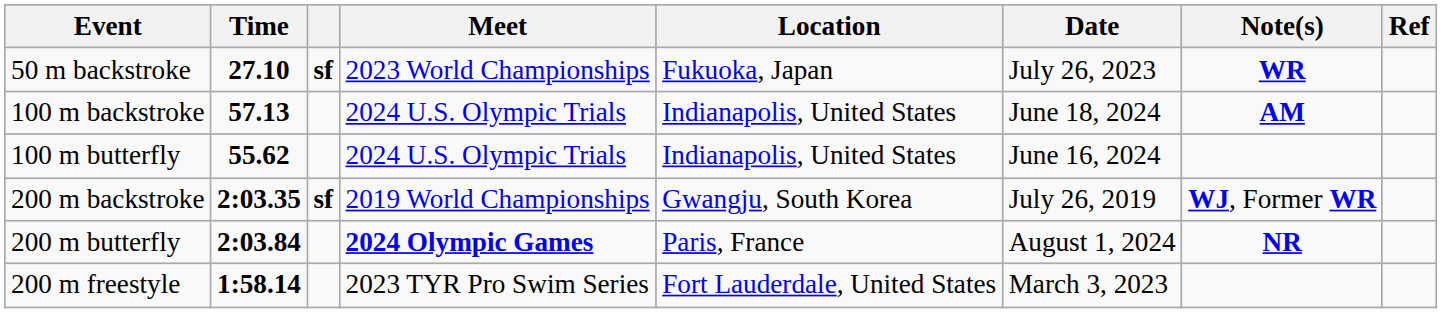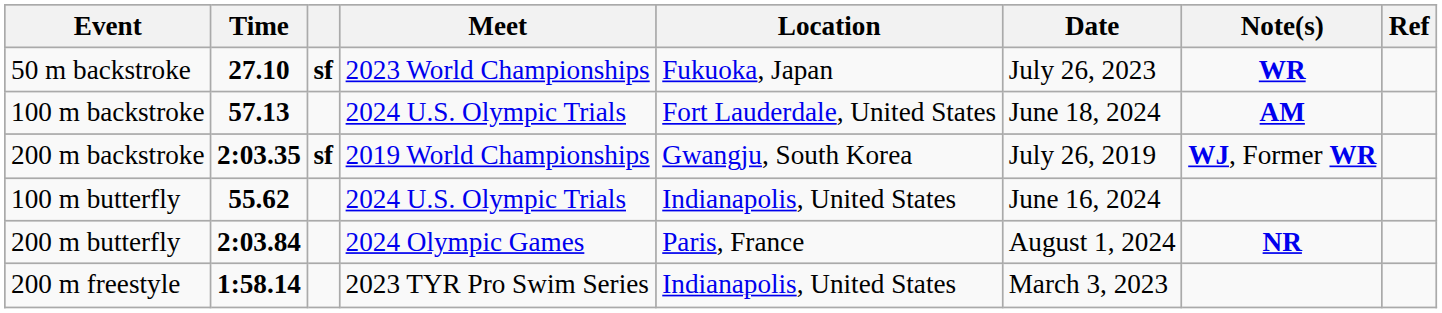(809, 112) Indianapolis, United States -> (829, 112) Fort Lauderdale, United States
rows swapped: (108, 198) <-> (96, 155)
(470, 241) bold -> (465, 241) normal
(829, 284) Fort Lauderdale, United States -> (809, 284) Indianapolis, United States
